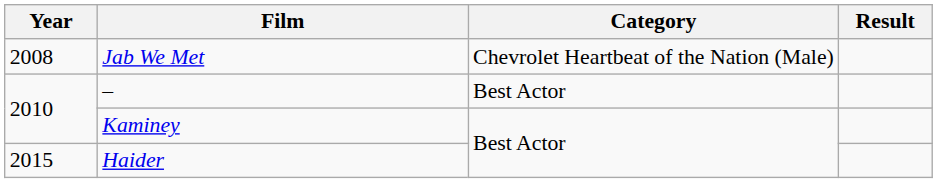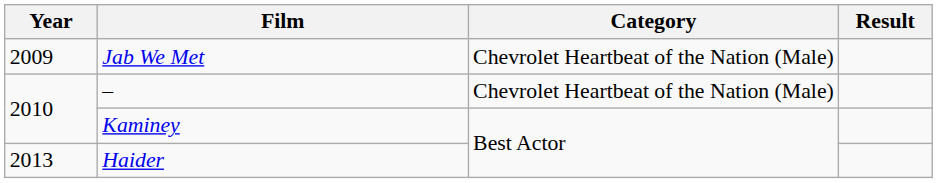(31, 56) 2008 -> (31, 56) 2009
(519, 90) Best Actor -> (653, 90) Chevrolet Heartbeat of the Nation (Male)
(31, 159) 2015 -> (31, 159) 2013
